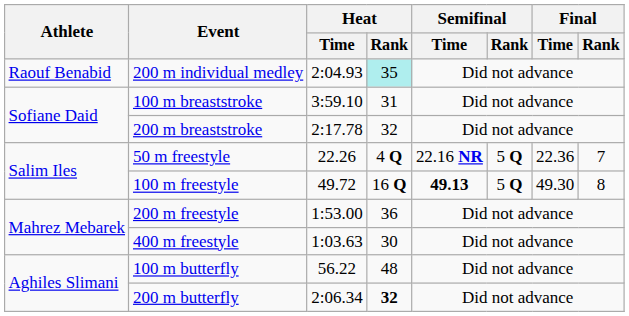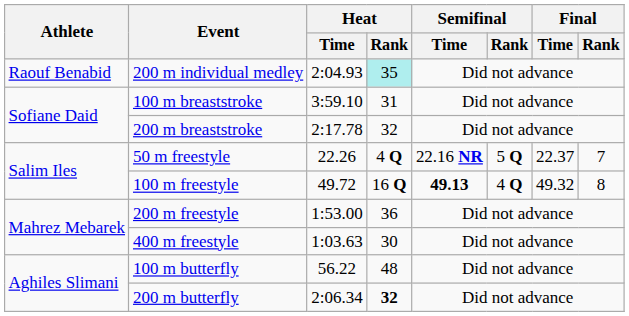(555, 157) 22.36 -> (555, 157) 22.37
(509, 185) 5 Q -> (509, 185) 4 Q
(555, 185) 49.30 -> (555, 185) 49.32
